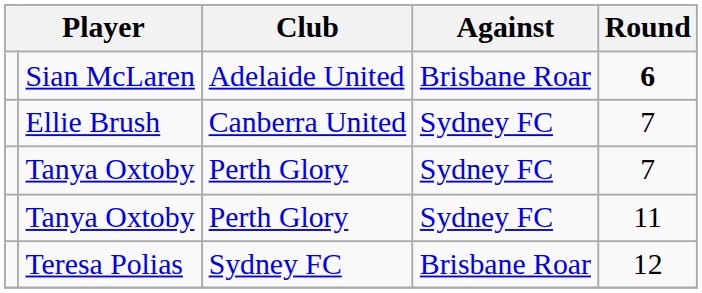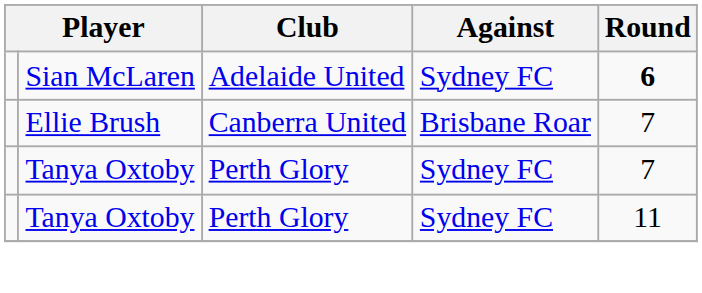(505, 75) Brisbane Roar -> (486, 75) Sydney FC
(486, 122) Sydney FC -> (505, 122) Brisbane Roar
- row: (104, 264)
